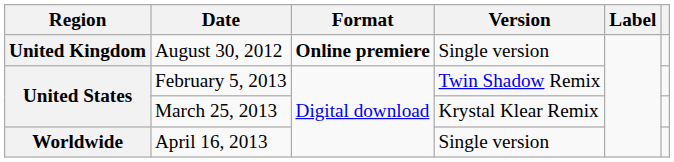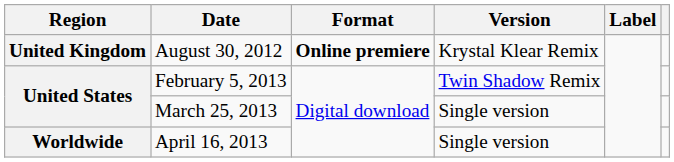(494, 50) Single version -> (519, 50) Krystal Klear Remix
(519, 111) Krystal Klear Remix -> (494, 111) Single version
